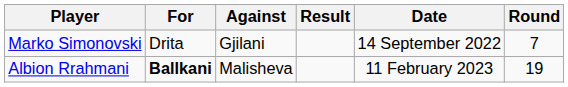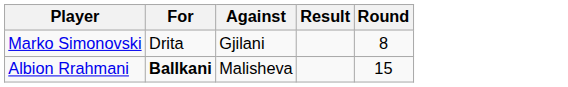- column: (429, 17)
(534, 43) 7 -> (383, 43) 8
(534, 69) 19 -> (383, 69) 15
